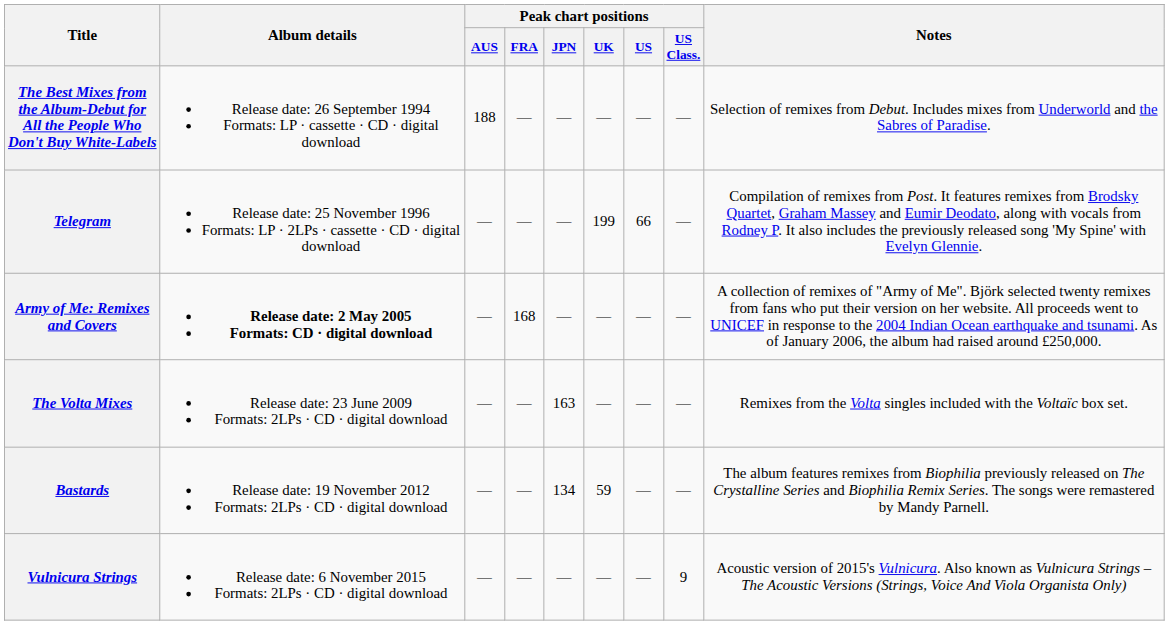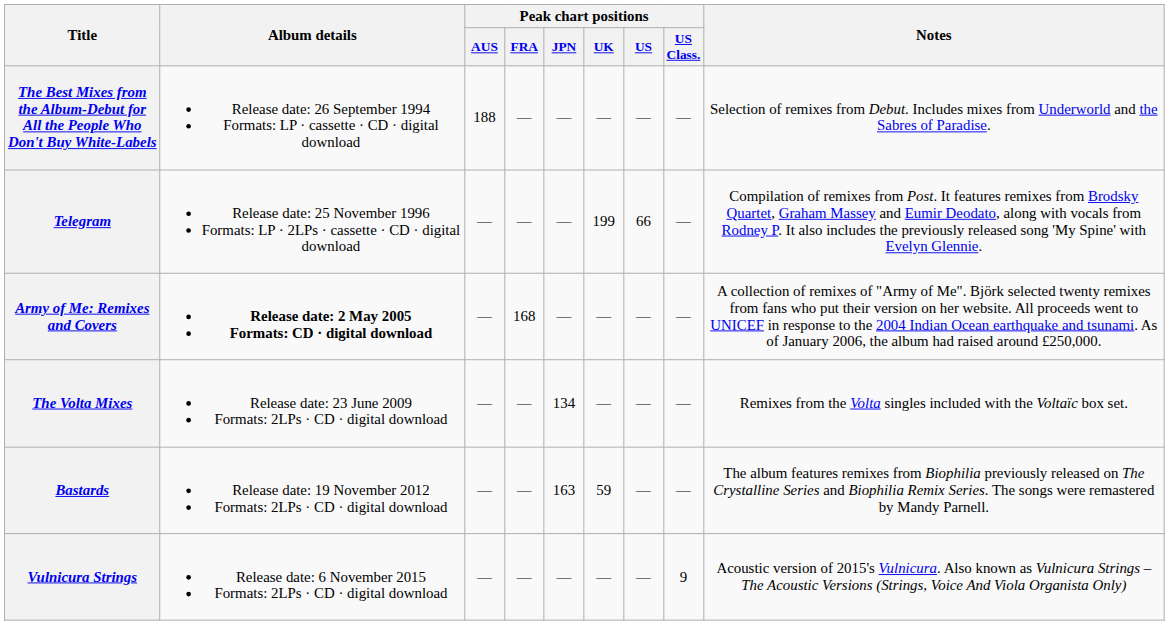(564, 403) 163 -> (564, 403) 134
(564, 490) 134 -> (564, 490) 163
